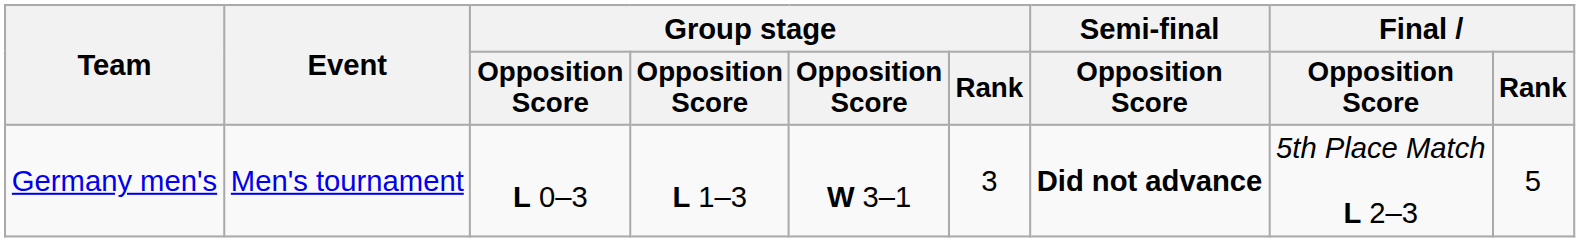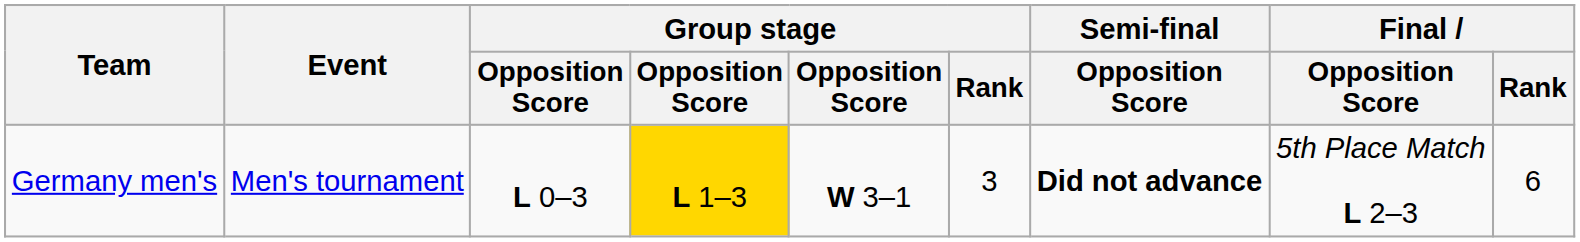(710, 197) no background -> (710, 197) gold background
(1533, 181) 5 -> (1533, 181) 6
